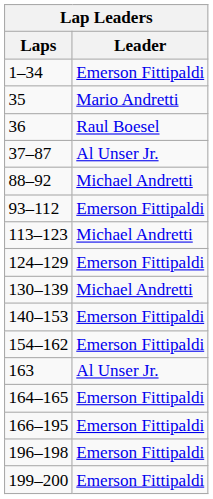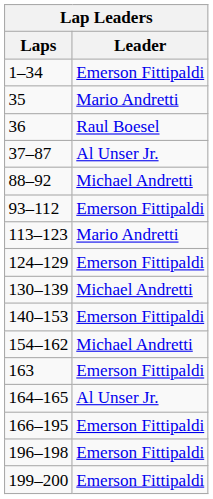(135, 235) Michael Andretti -> (127, 235) Mario Andretti
(140, 343) Emerson Fittipaldi -> (135, 343) Michael Andretti
(117, 371) Al Unser Jr. -> (140, 371) Emerson Fittipaldi
(140, 398) Emerson Fittipaldi -> (117, 398) Al Unser Jr.
